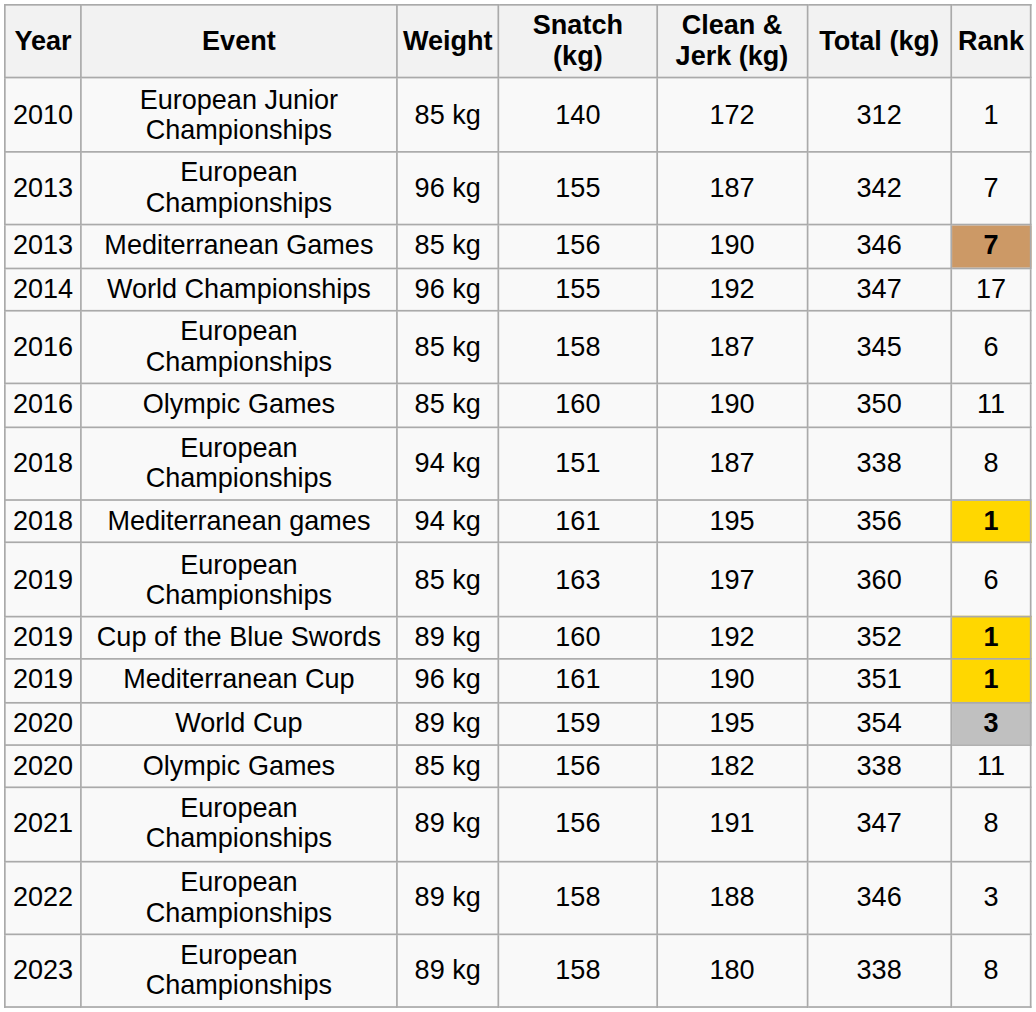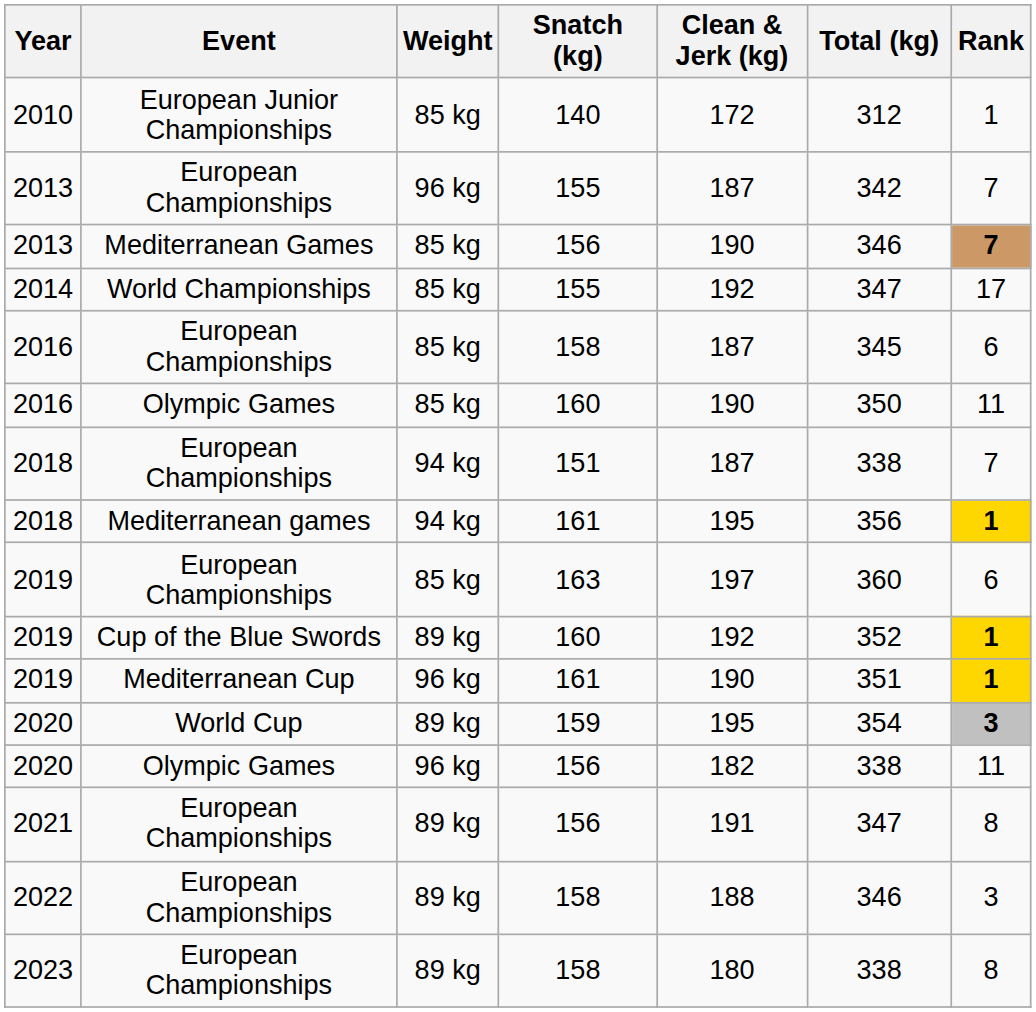(448, 288) 96 kg -> (448, 288) 85 kg
(991, 463) 8 -> (991, 463) 7
(448, 765) 85 kg -> (448, 765) 96 kg
